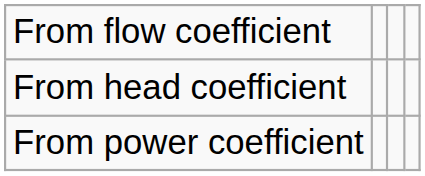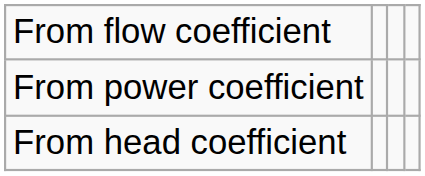rows swapped: (180, 87) <-> (188, 142)
